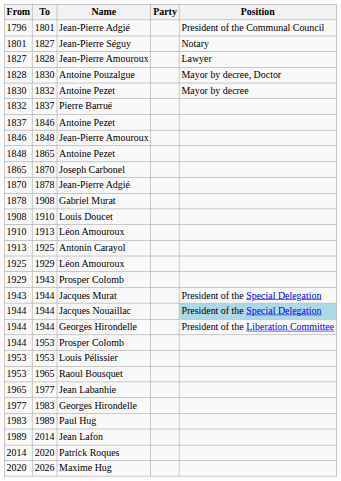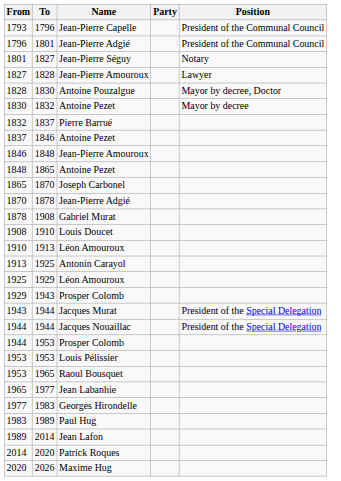+ row: (17, 28)
(251, 311) lightblue background -> (251, 327) no background
- row: (17, 327)
